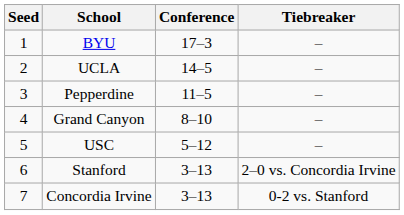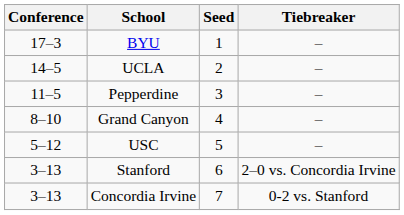columns swapped: (24, 17) <-> (197, 17)
